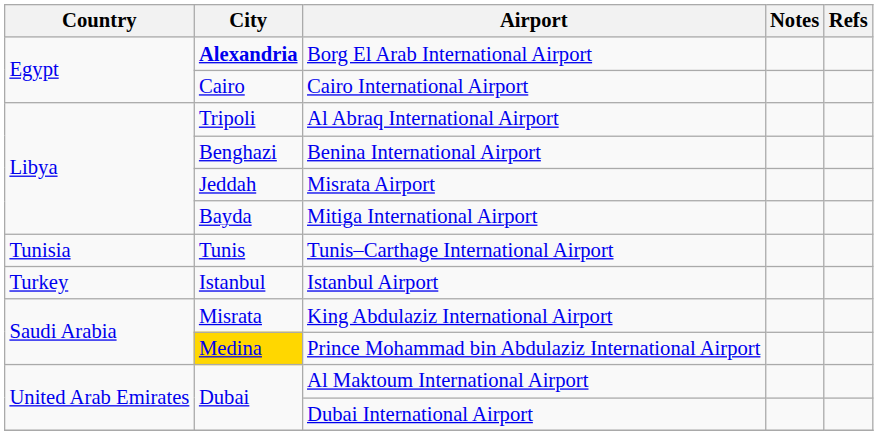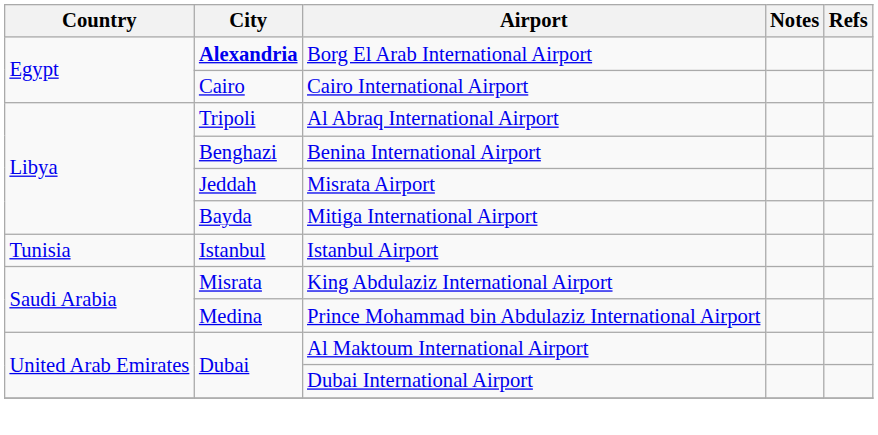- row: (460, 250)
(39, 282) Turkey -> (40, 250) Tunisia
(230, 348) gold background -> (230, 315) no background
